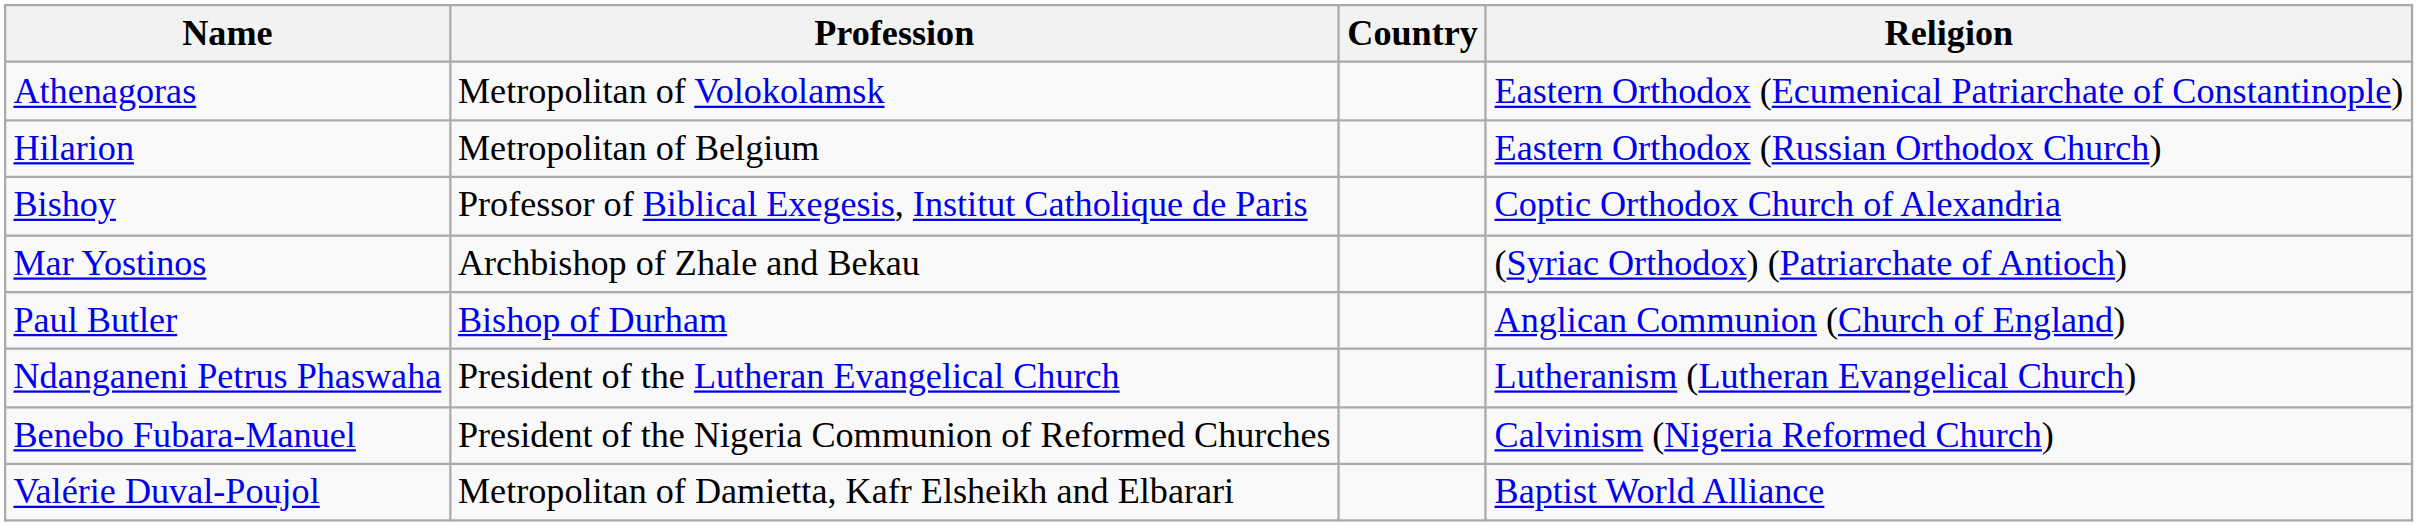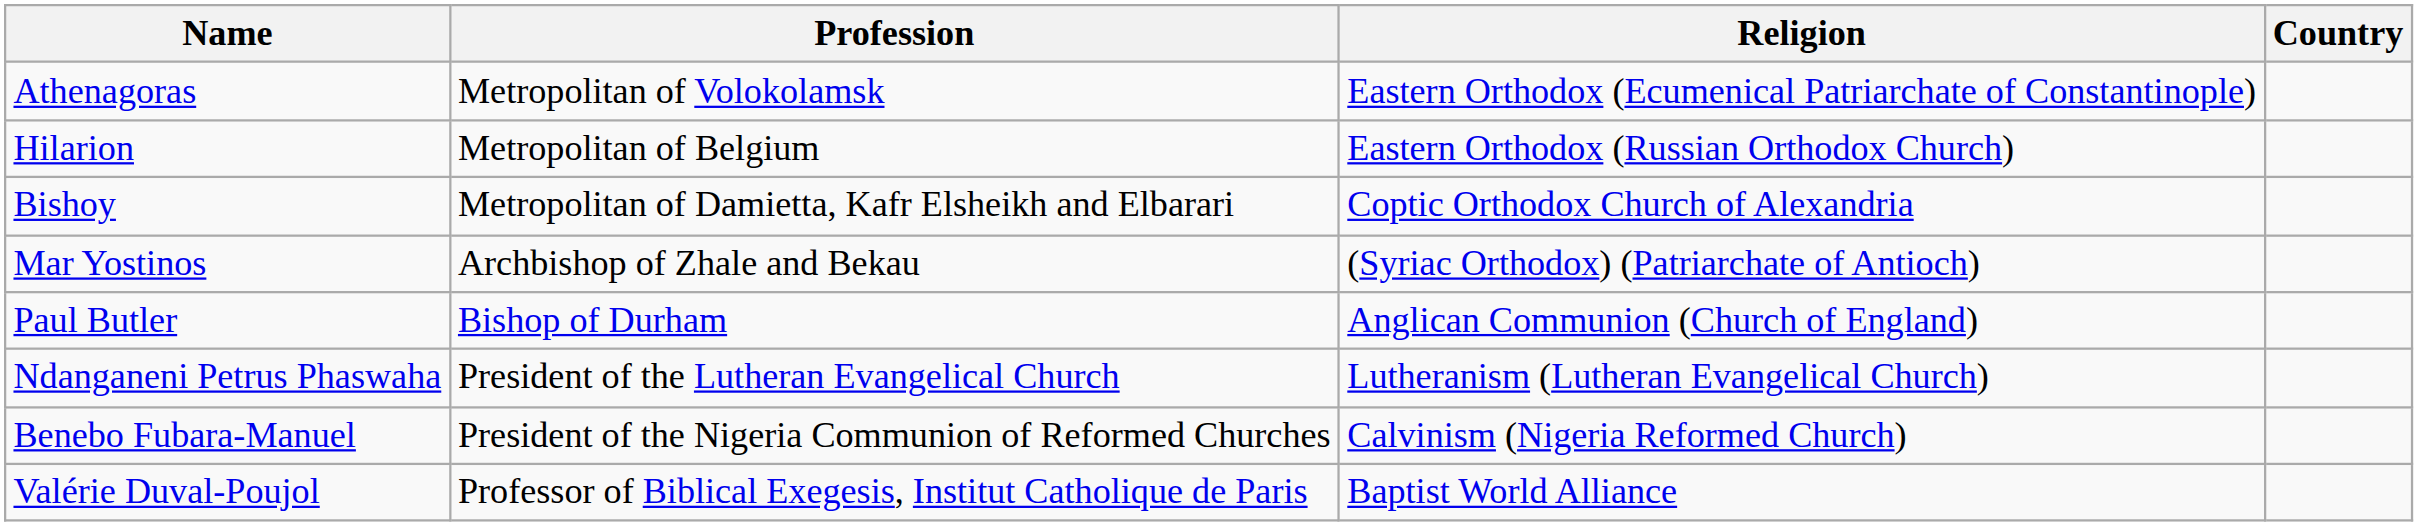columns swapped: (1949, 33) <-> (1413, 33)
(883, 205) Professor of Biblical Exegesis, Institut Catholique de Paris -> (846, 205) Metropolitan of Damietta, Kafr Elsheikh and Elbarari
(846, 491) Metropolitan of Damietta, Kafr Elsheikh and Elbarari -> (883, 491) Professor of Biblical Exegesis, Institut Catholique de Paris
